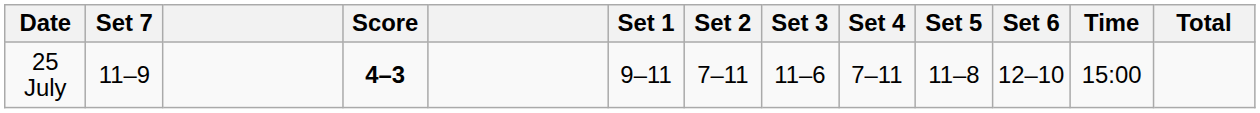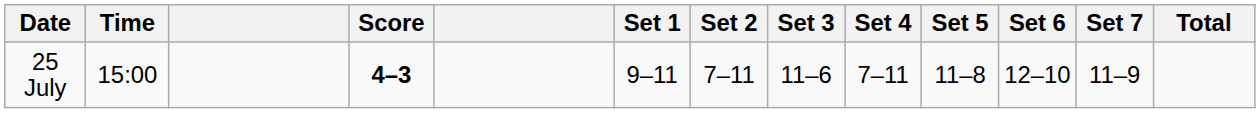columns swapped: (1112, 23) <-> (124, 23)
